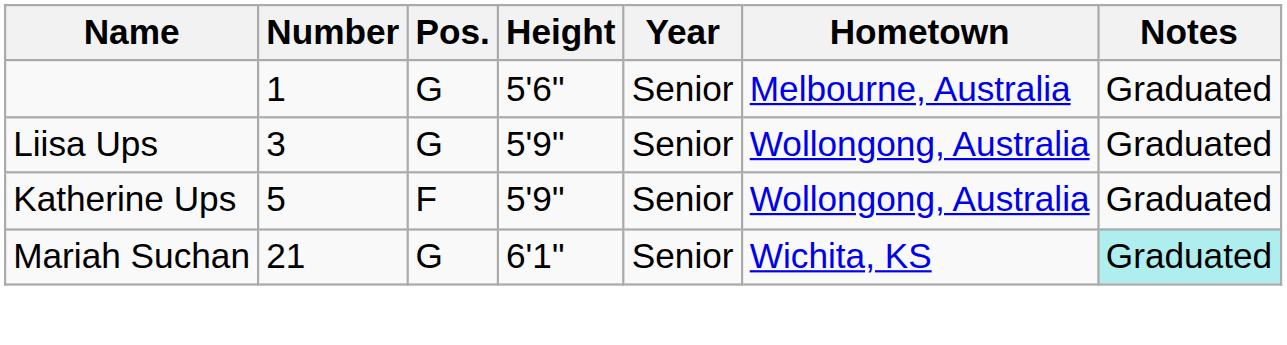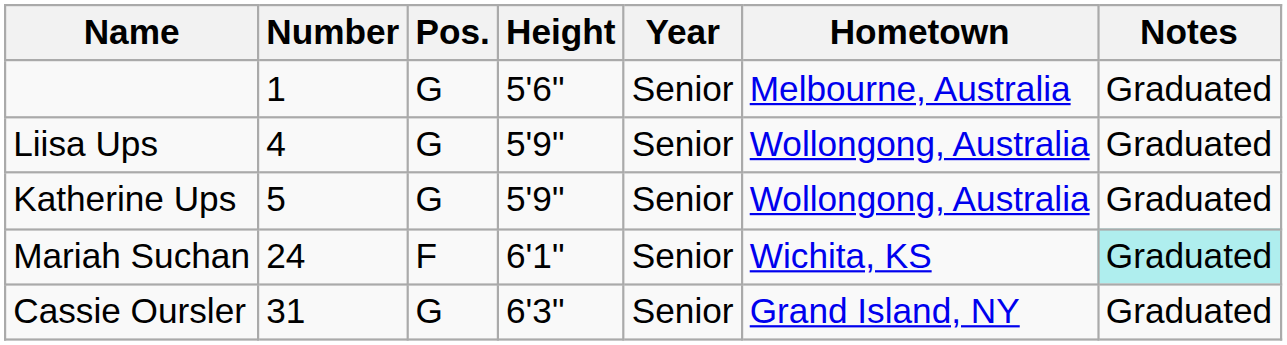(276, 144) 3 -> (276, 144) 4
(426, 199) F -> (429, 199) G
(286, 255) 21 -> (286, 255) 24
(429, 255) G -> (426, 255) F
+ row: (130, 311)
